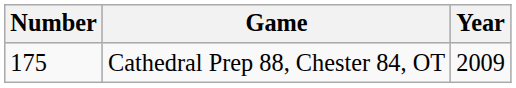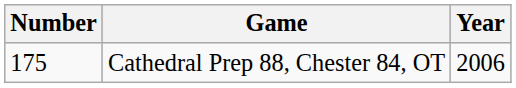(481, 62) 2009 -> (481, 62) 2006
